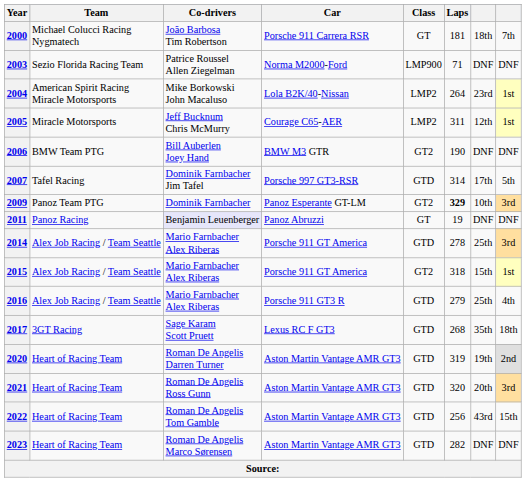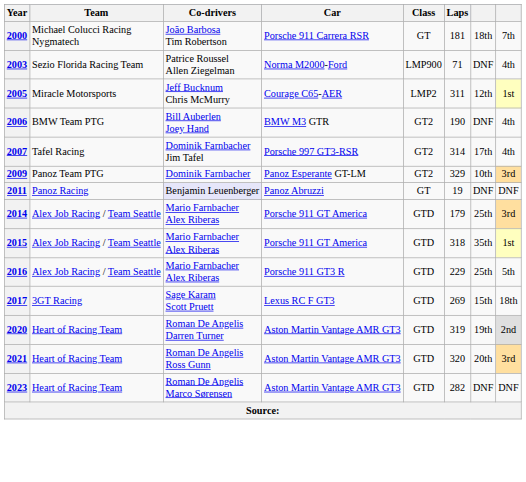(508, 65) DNF -> (508, 65) 4th
- row: (17, 94)
(508, 151) DNF -> (508, 123) 4th
(424, 180) GTD -> (424, 151) GT2
(508, 180) 5th -> (508, 151) 4th
(457, 203) bold -> (457, 174) normal
(457, 243) 278 -> (457, 214) 179
(424, 272) GT2 -> (424, 243) GTD
(483, 272) 15th -> (483, 243) 35th
(457, 301) 279 -> (457, 272) 229
(508, 301) 4th -> (508, 272) 5th
(457, 330) 268 -> (457, 301) 269
(483, 330) 35th -> (483, 301) 15th
- row: (17, 417)
